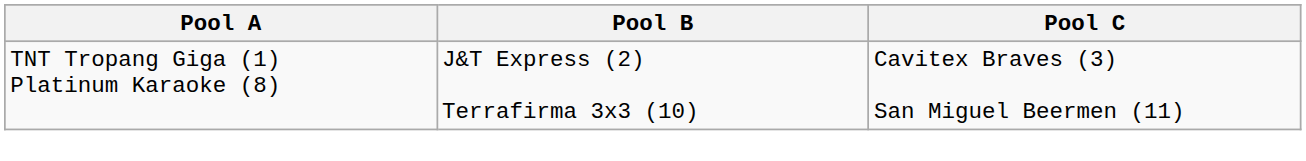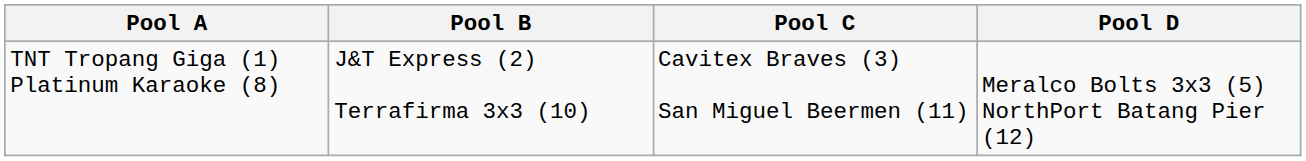+ column: (1139, 23)
